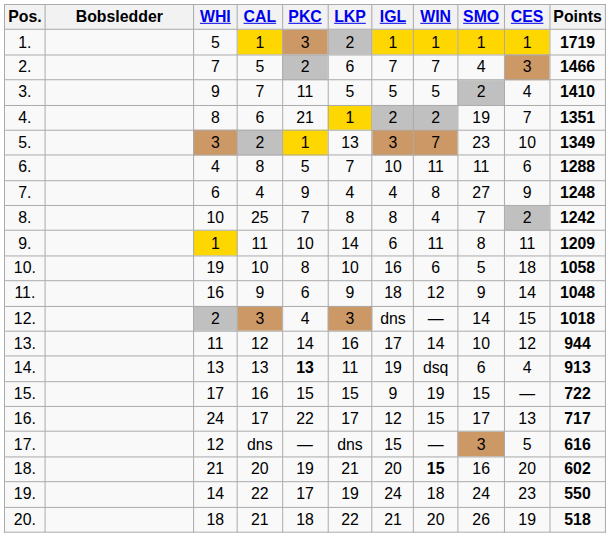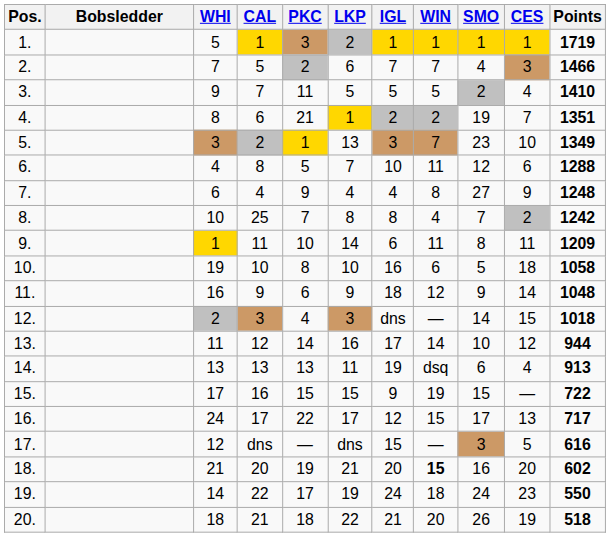(481, 167) 11 -> (481, 167) 12
(305, 368) bold -> (305, 368) normal
